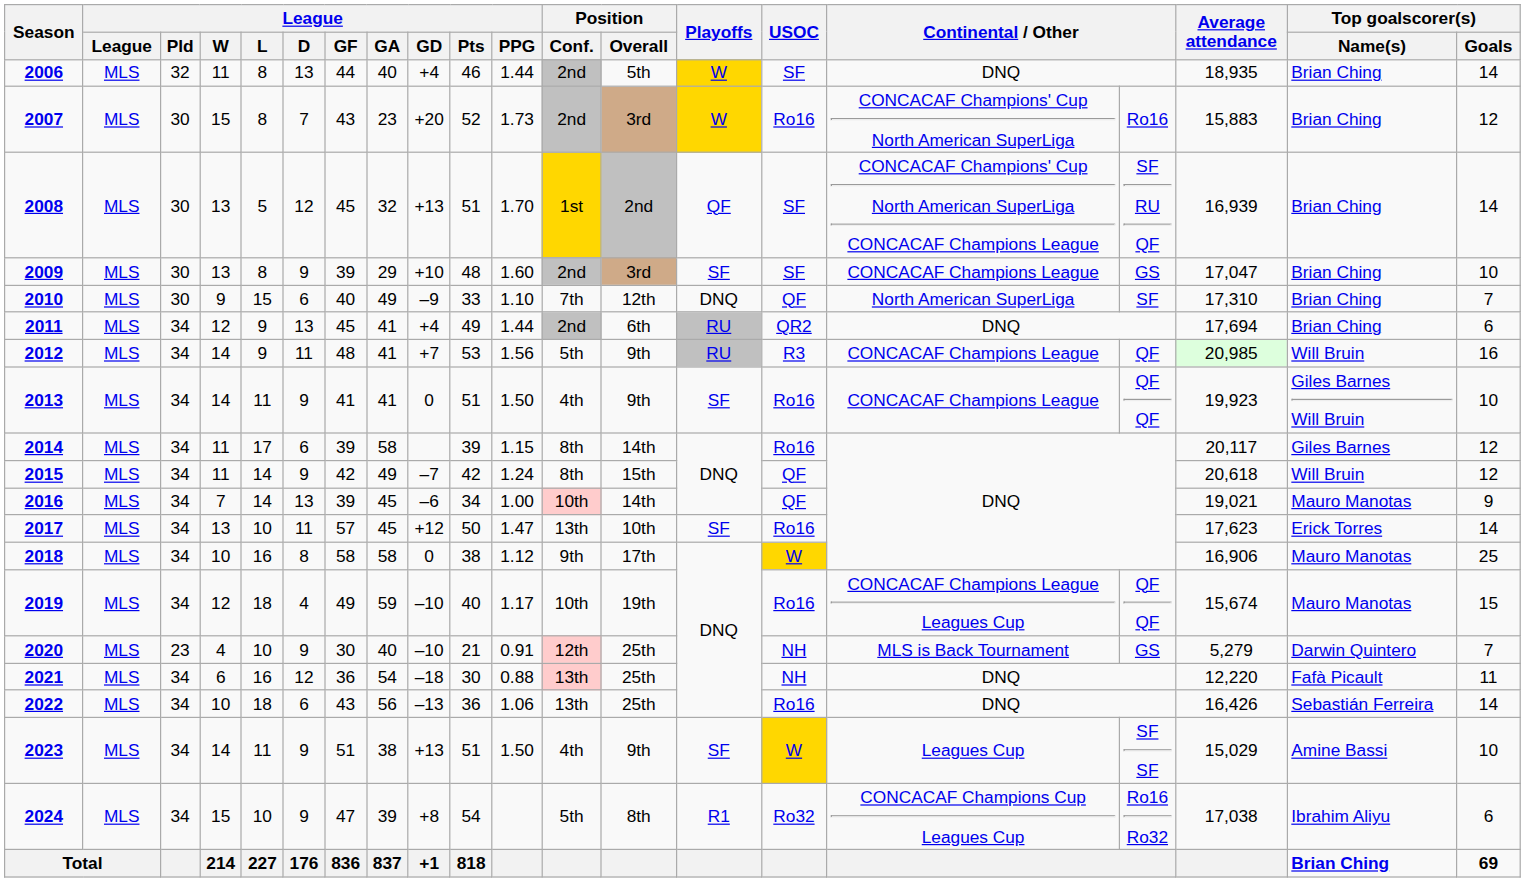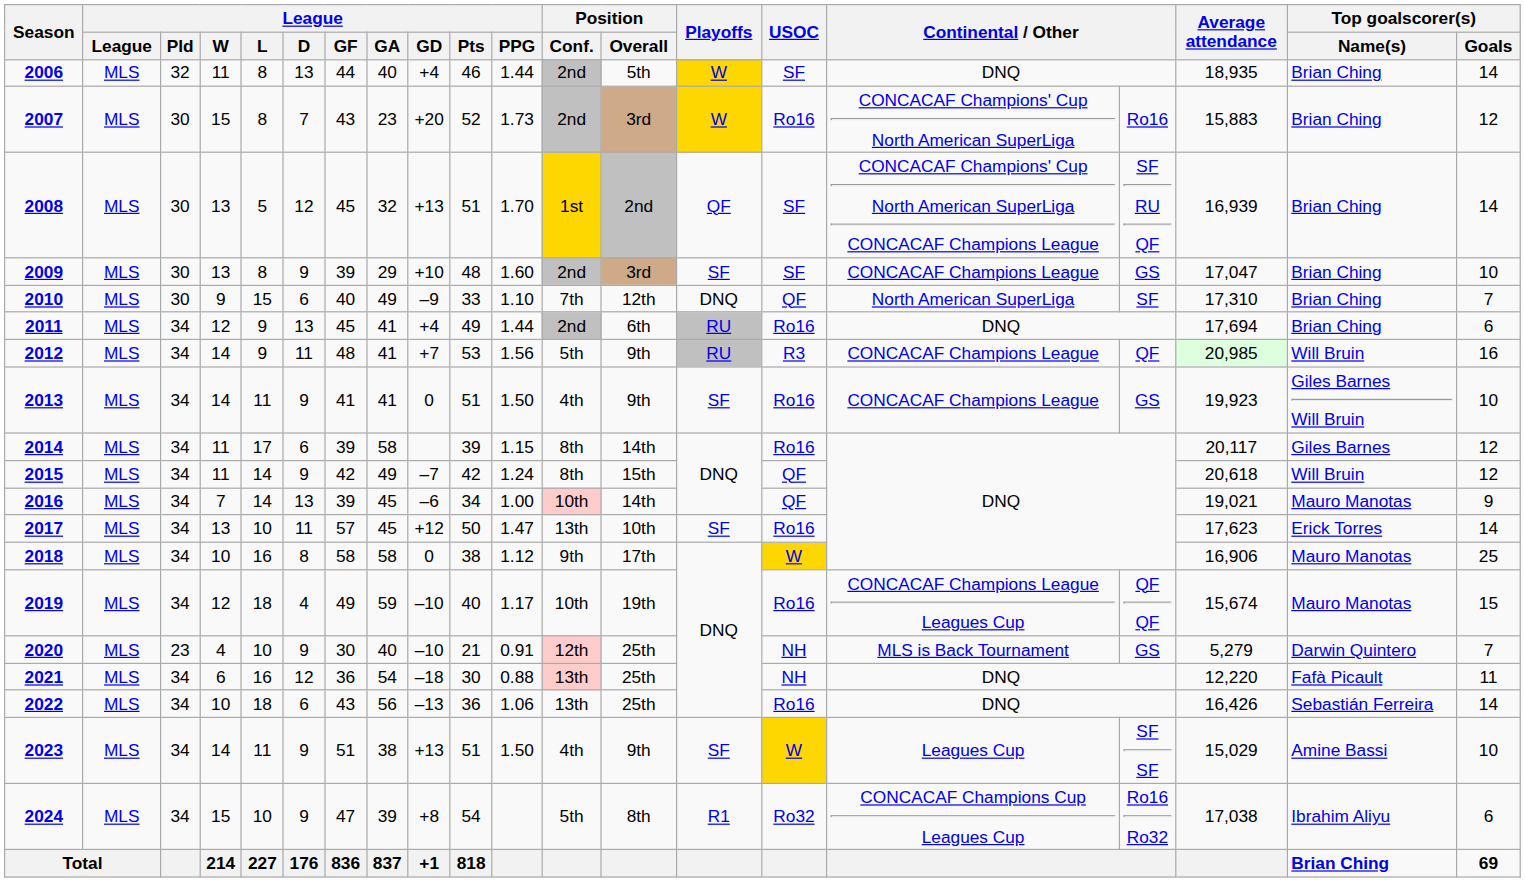(794, 326) QR2 -> (794, 326) Ro16
(1147, 400) QF QF -> (1147, 400) GS
